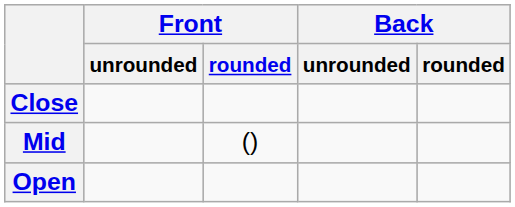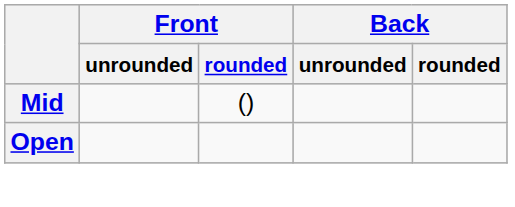- row: (44, 102)
